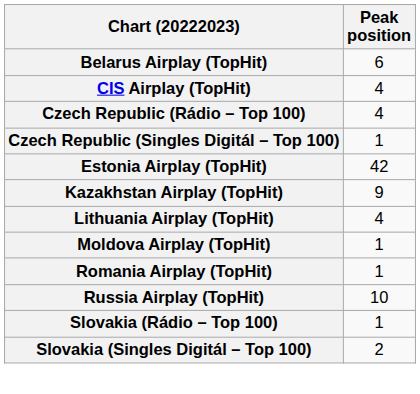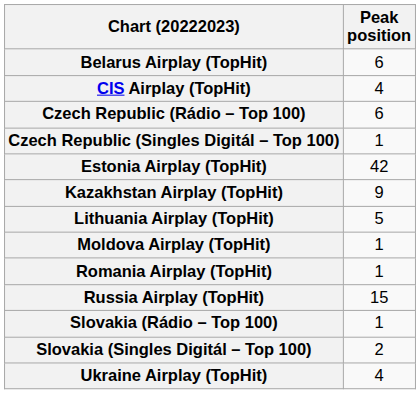(379, 114) 4 -> (379, 114) 6
(379, 219) 4 -> (379, 219) 5
(379, 297) 10 -> (379, 297) 15
+ row: (174, 375)
